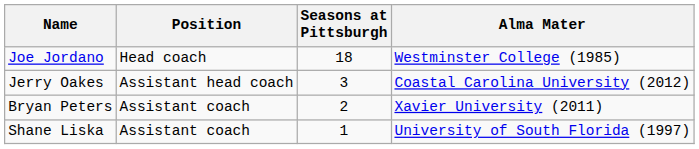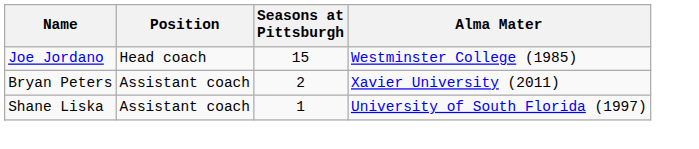(344, 58) 18 -> (300, 58) 15
- row: (56, 83)
